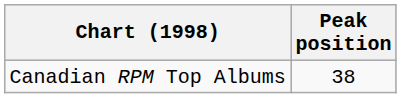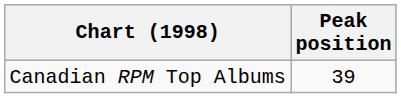(343, 77) 38 -> (343, 77) 39
